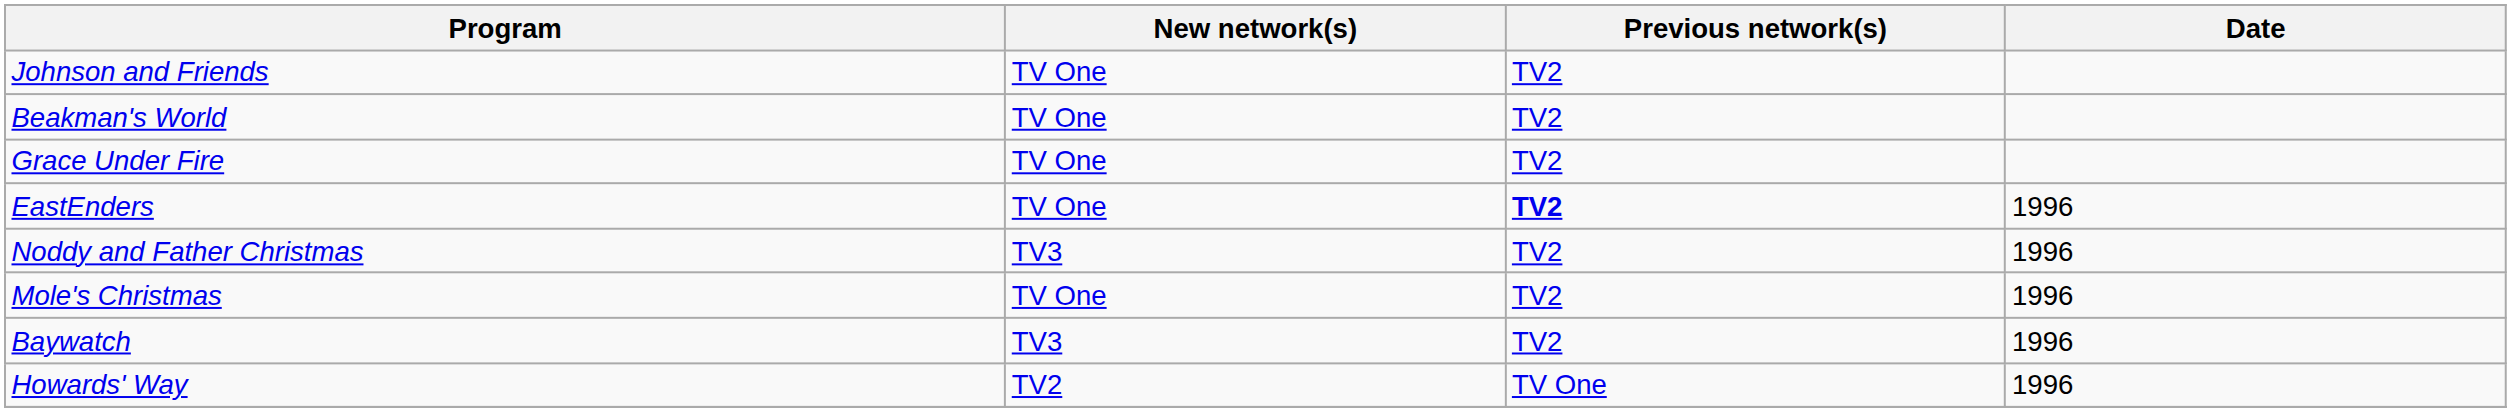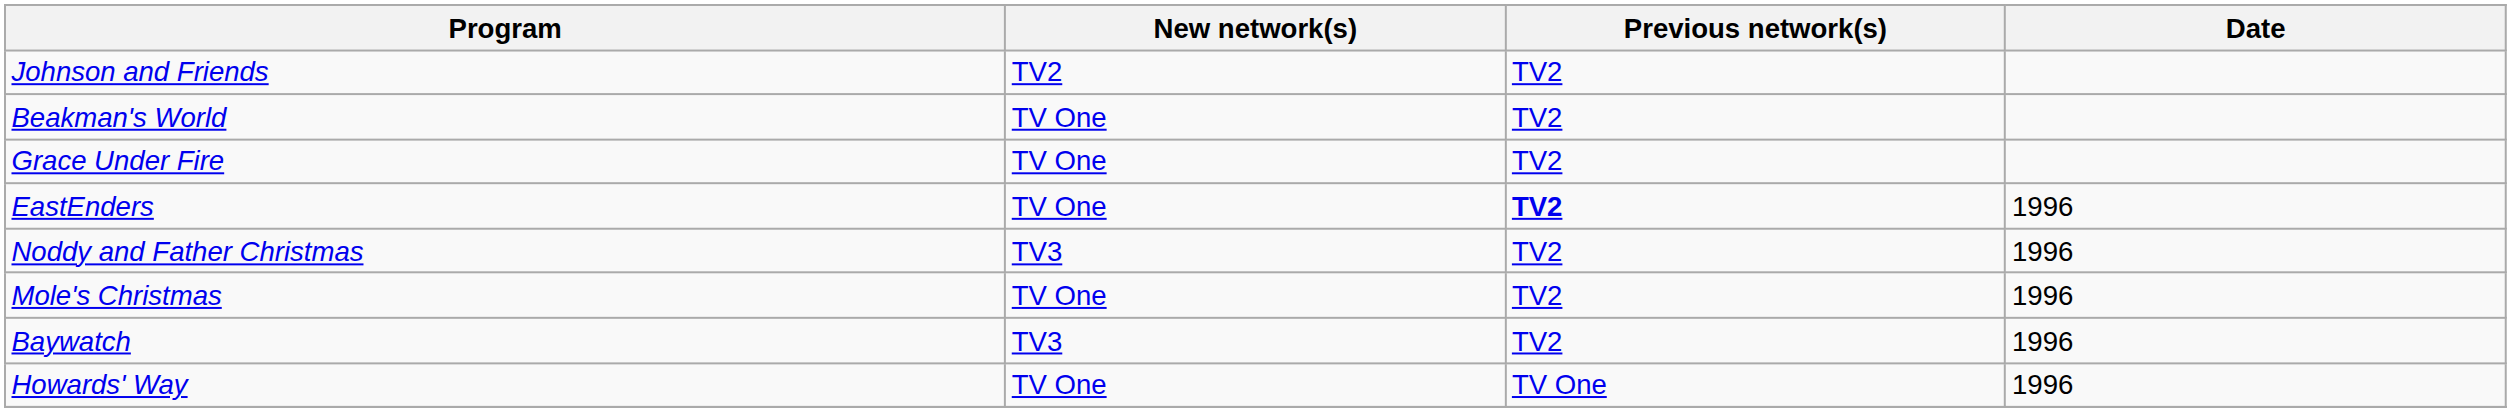(1059, 72) TV One -> (1037, 72) TV2
(1037, 385) TV2 -> (1059, 385) TV One
